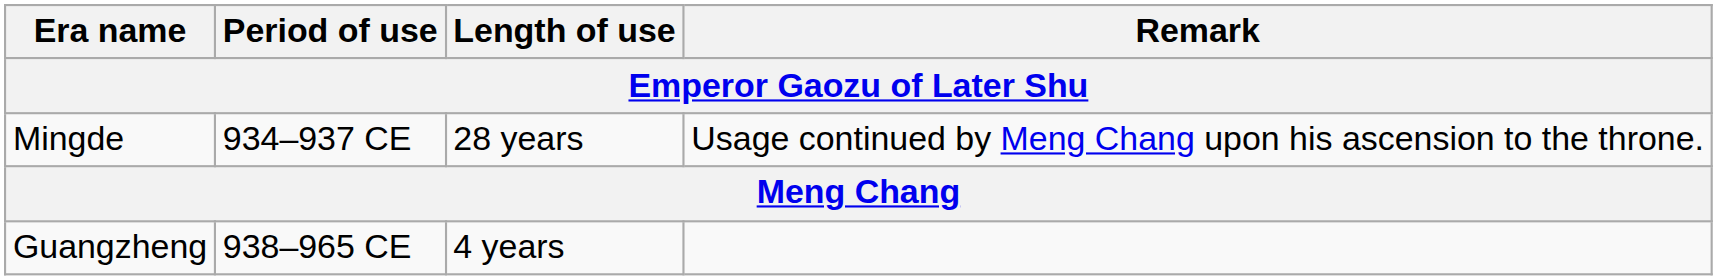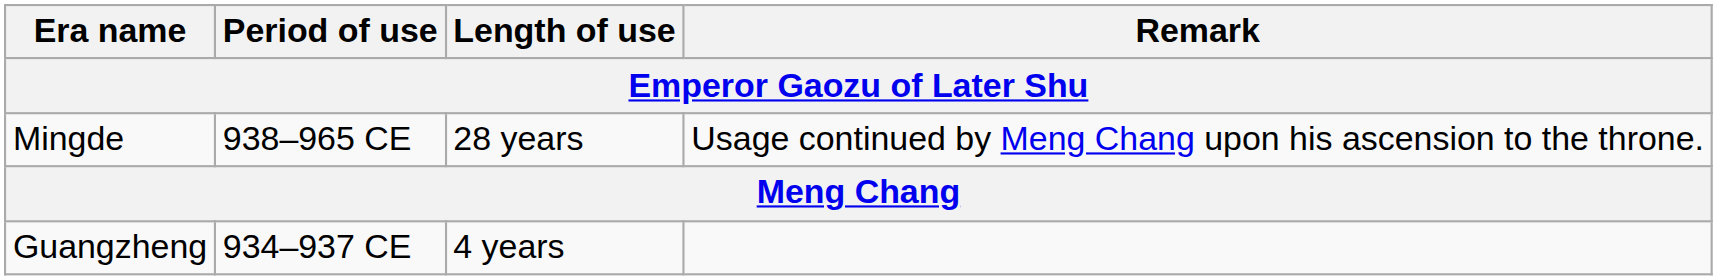(317, 138) 934–937 CE -> (317, 138) 938–965 CE
(317, 246) 938–965 CE -> (317, 246) 934–937 CE
